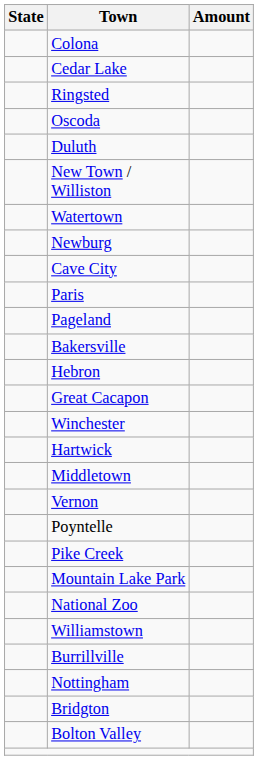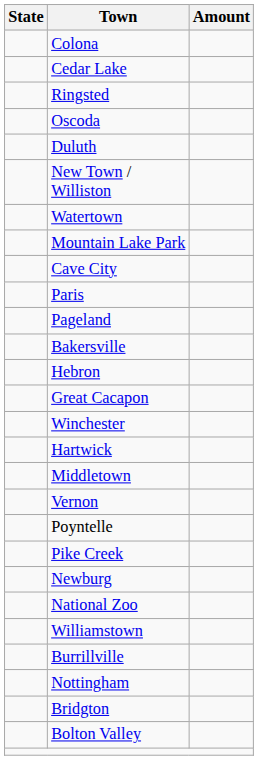rows swapped: (81, 242) <-> (118, 579)
